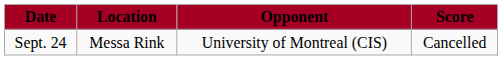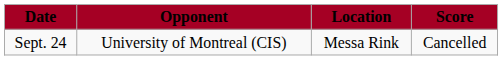columns swapped: (294, 17) <-> (127, 17)
